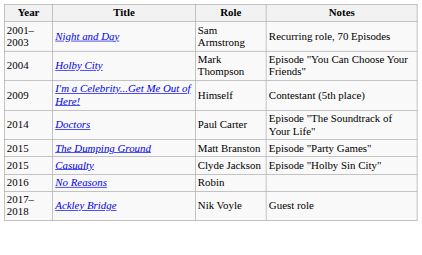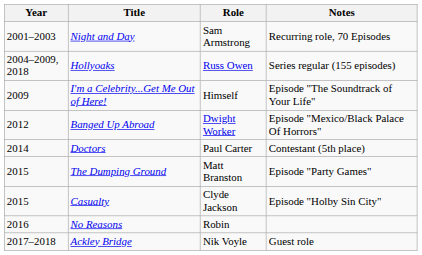- row: (79, 65)
+ row: (93, 65)
(317, 95) Contestant (5th place) -> (330, 95) Episode "The Soundtrack of Your Life"
+ row: (112, 124)
(330, 124) Episode "The Soundtrack of Your Life" -> (317, 148) Contestant (5th place)
